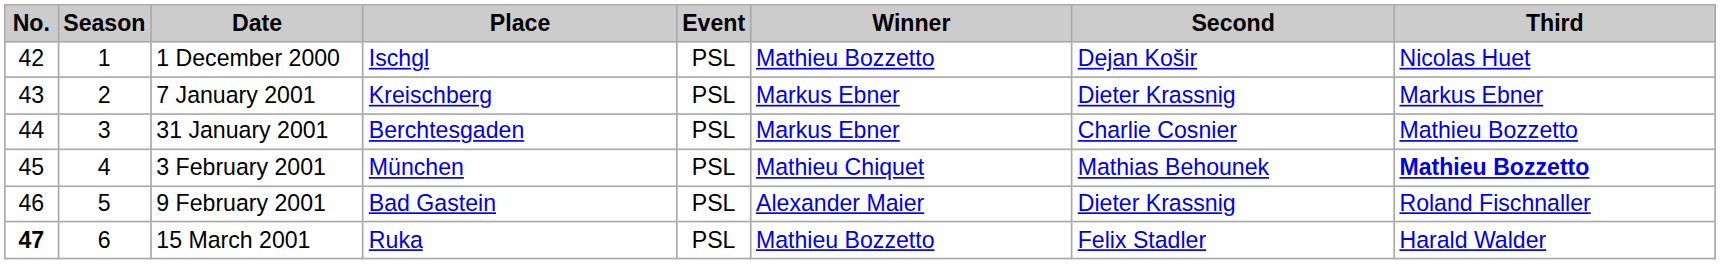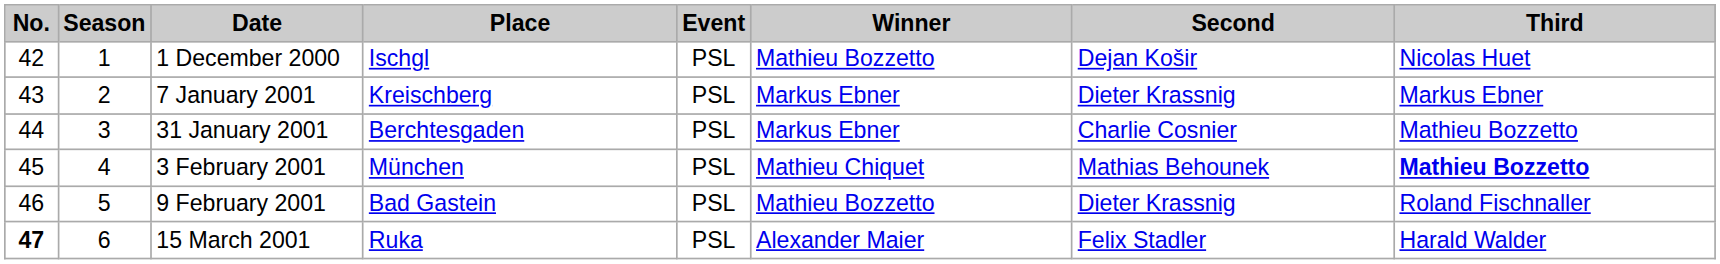(840, 203) Alexander Maier -> (845, 203) Mathieu Bozzetto
(845, 239) Mathieu Bozzetto -> (840, 239) Alexander Maier
